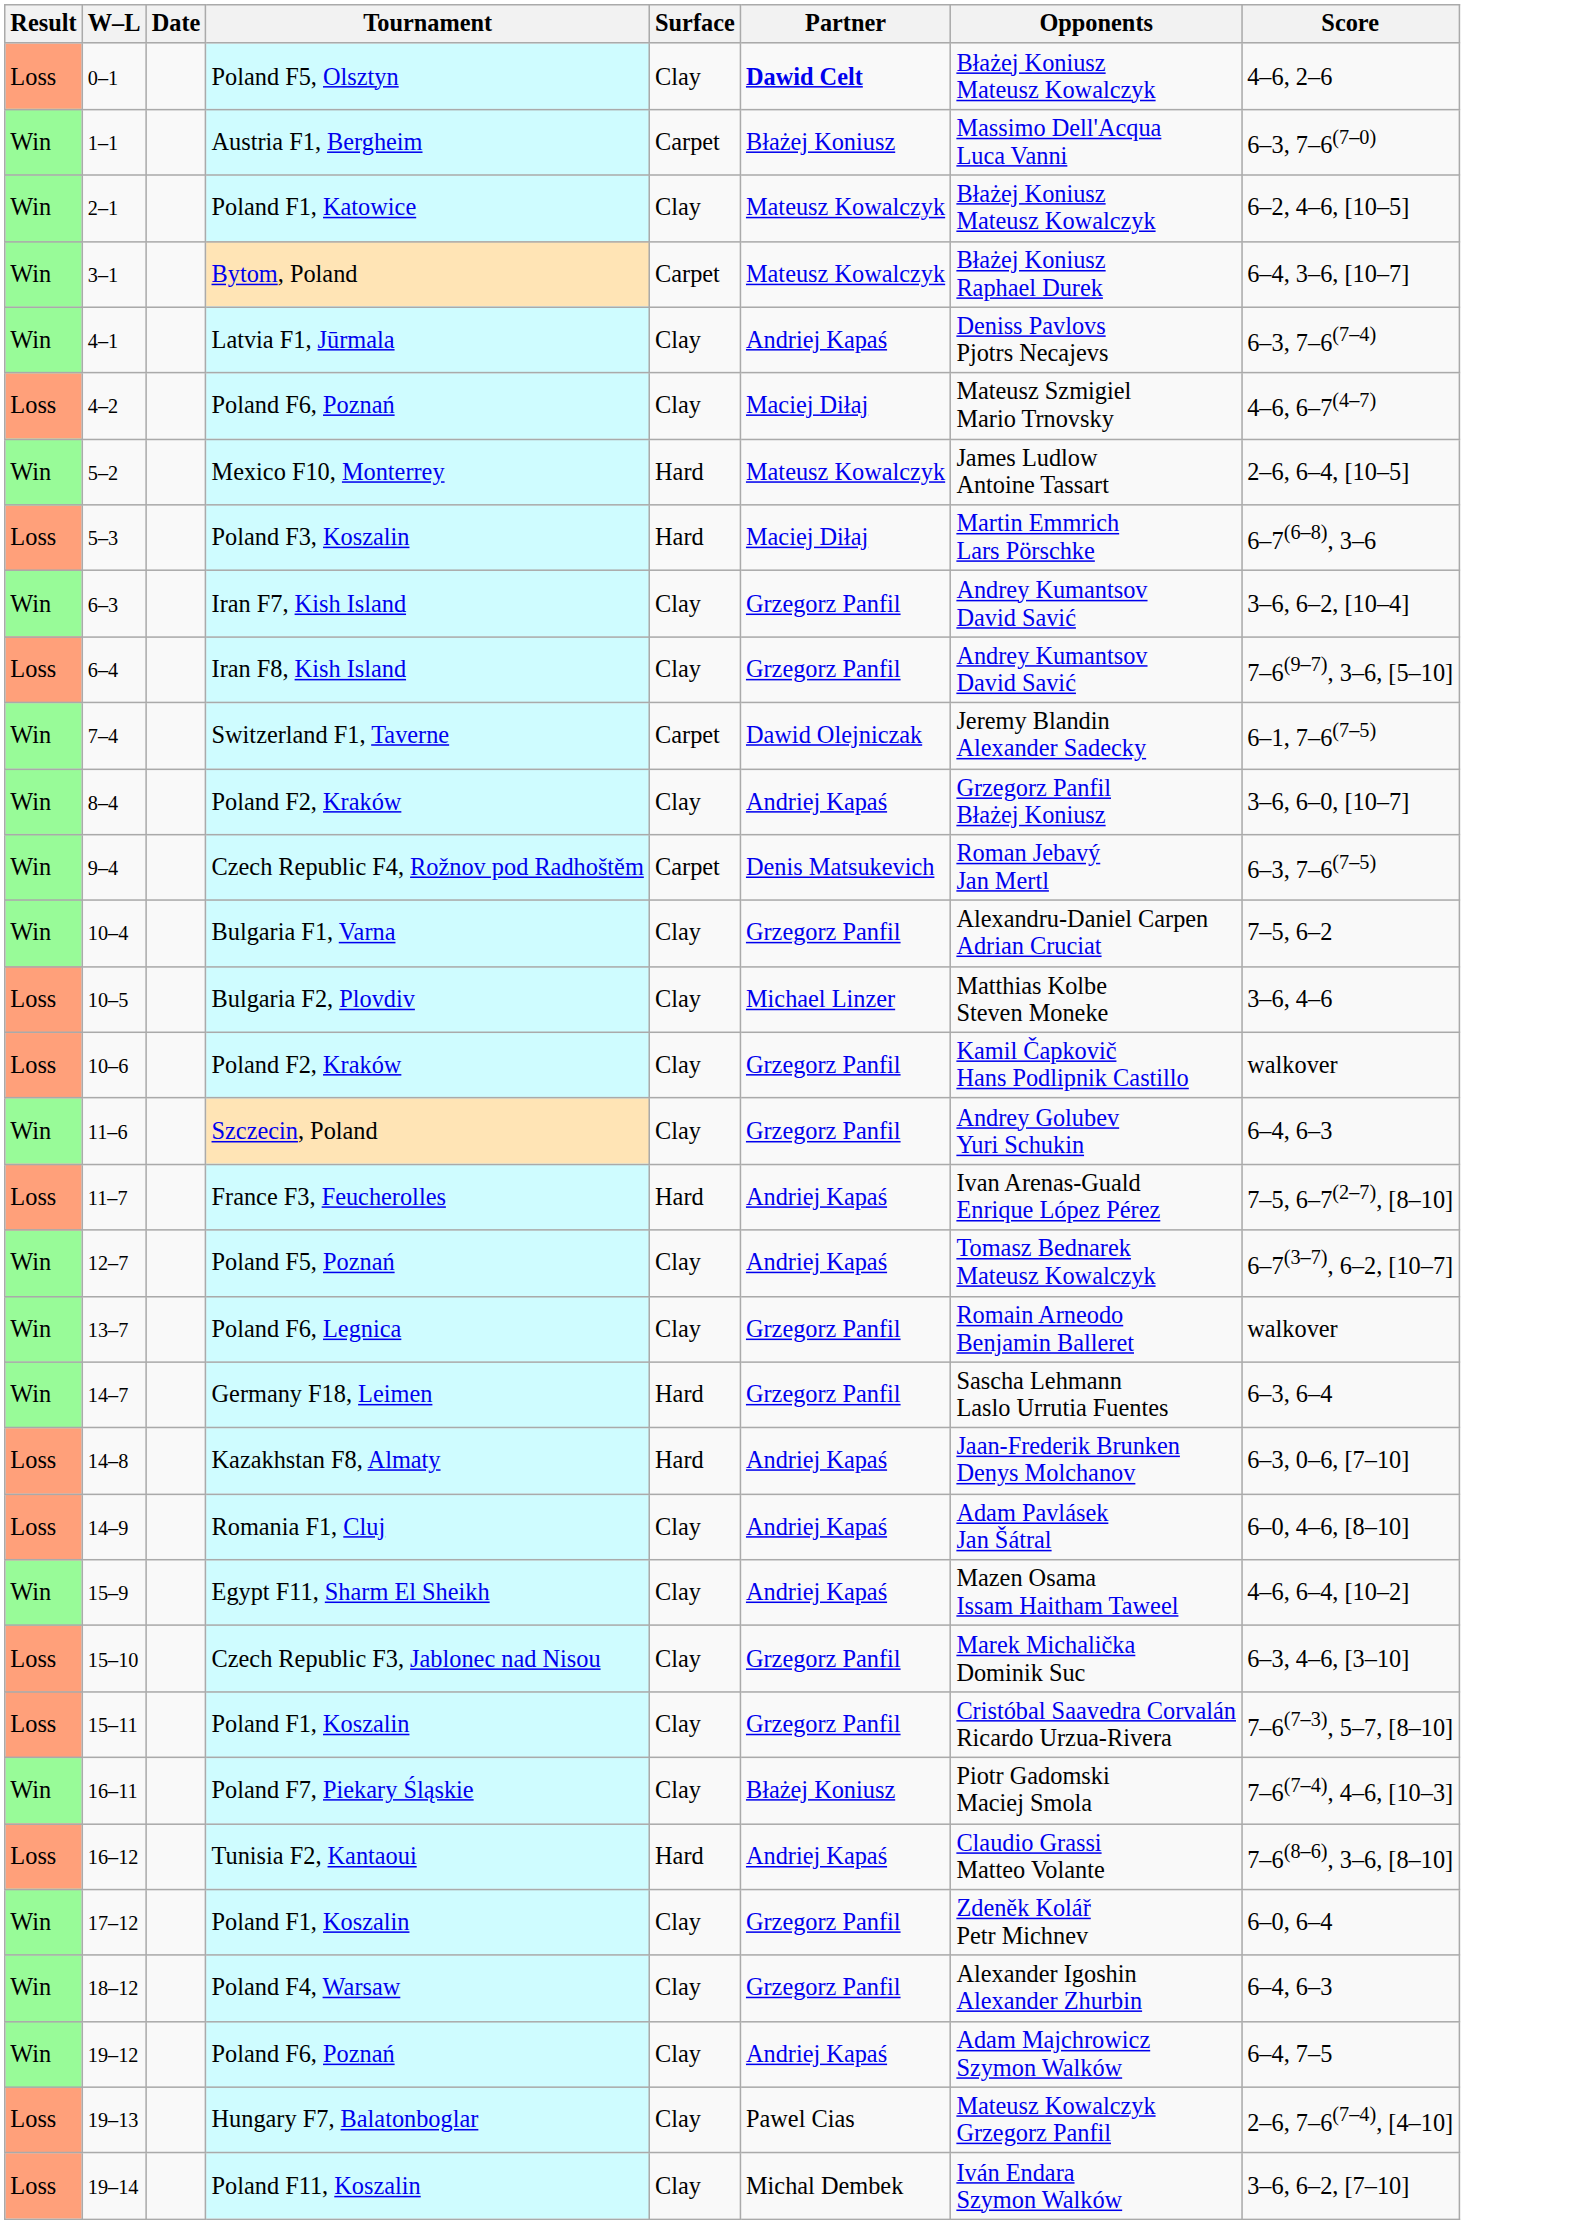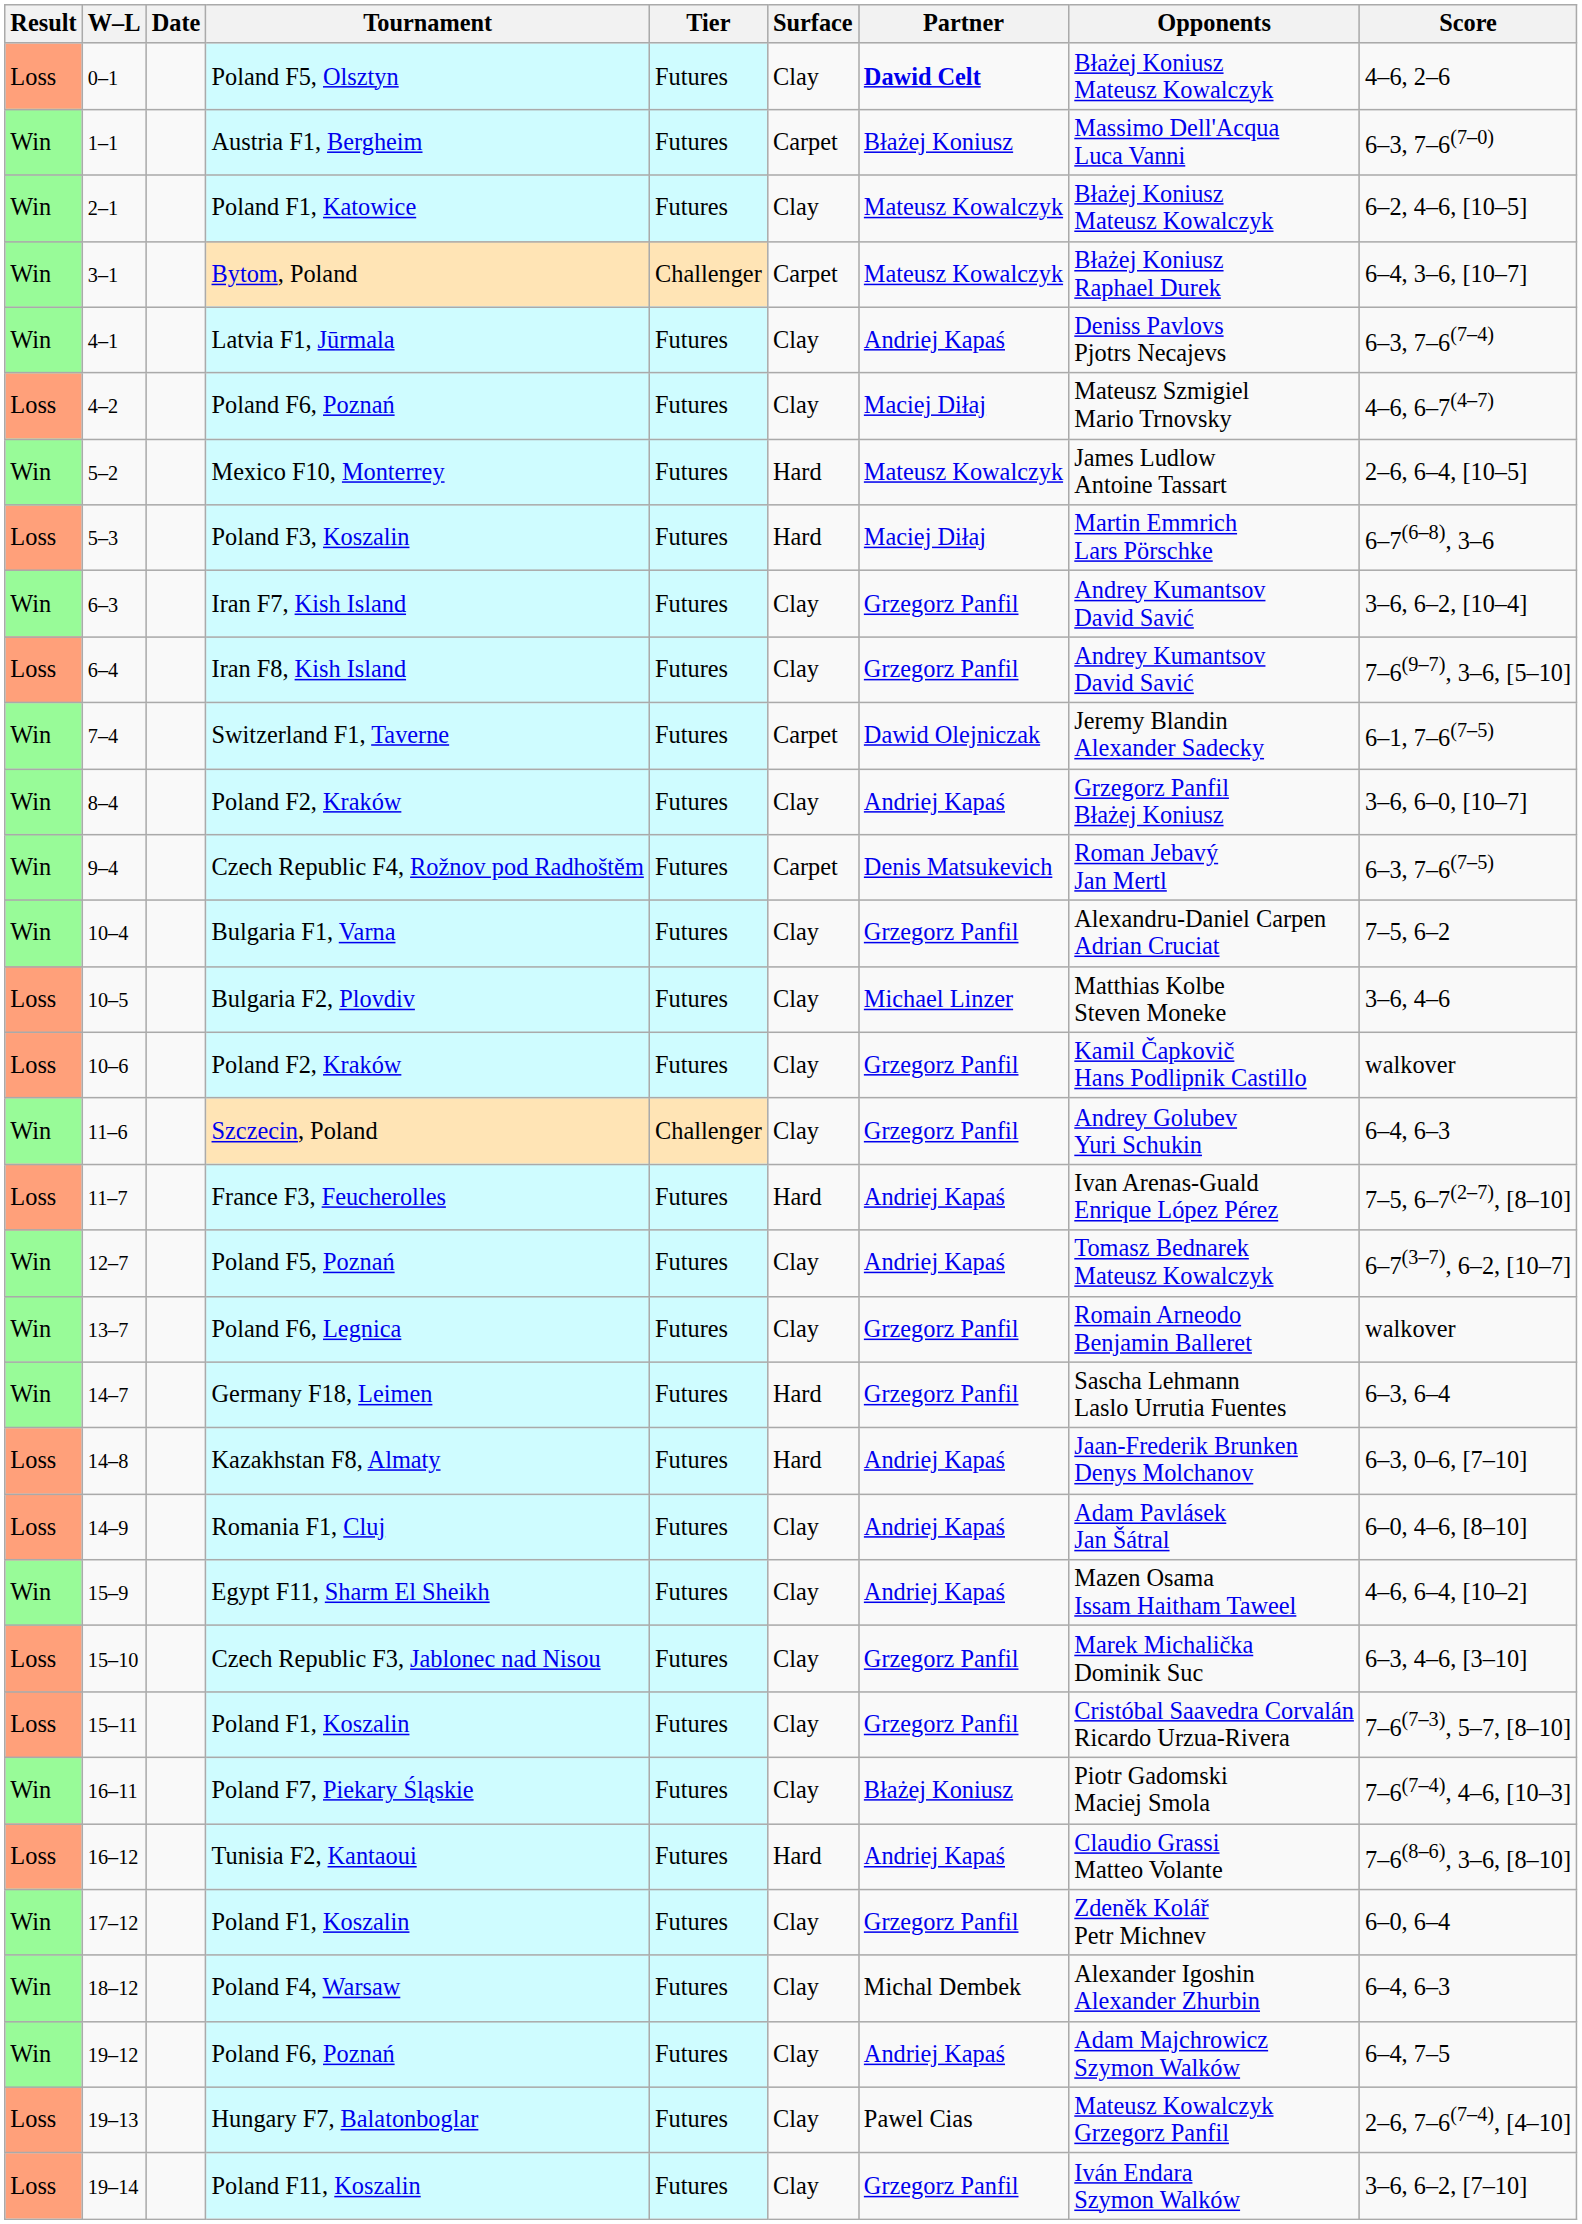+ column: (708, 23)
(823, 1988) Grzegorz Panfil -> (943, 1988) Michal Dembek
(825, 2185) Michal Dembek -> (941, 2185) Grzegorz Panfil
